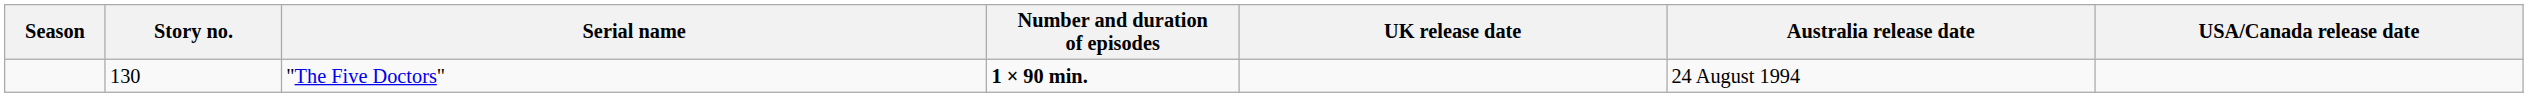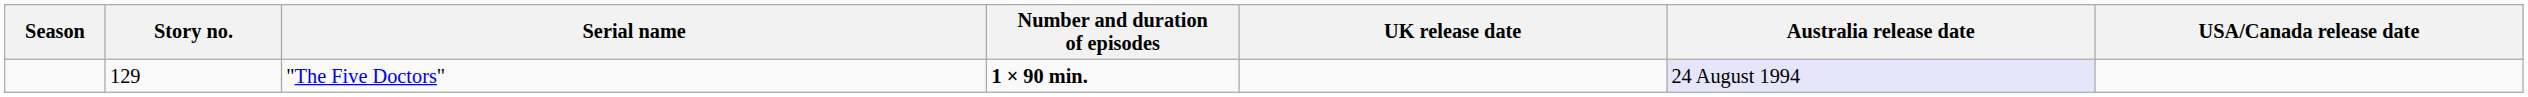(125, 75) 130 -> (125, 75) 129
(1736, 75) no background -> (1736, 75) lavender background
